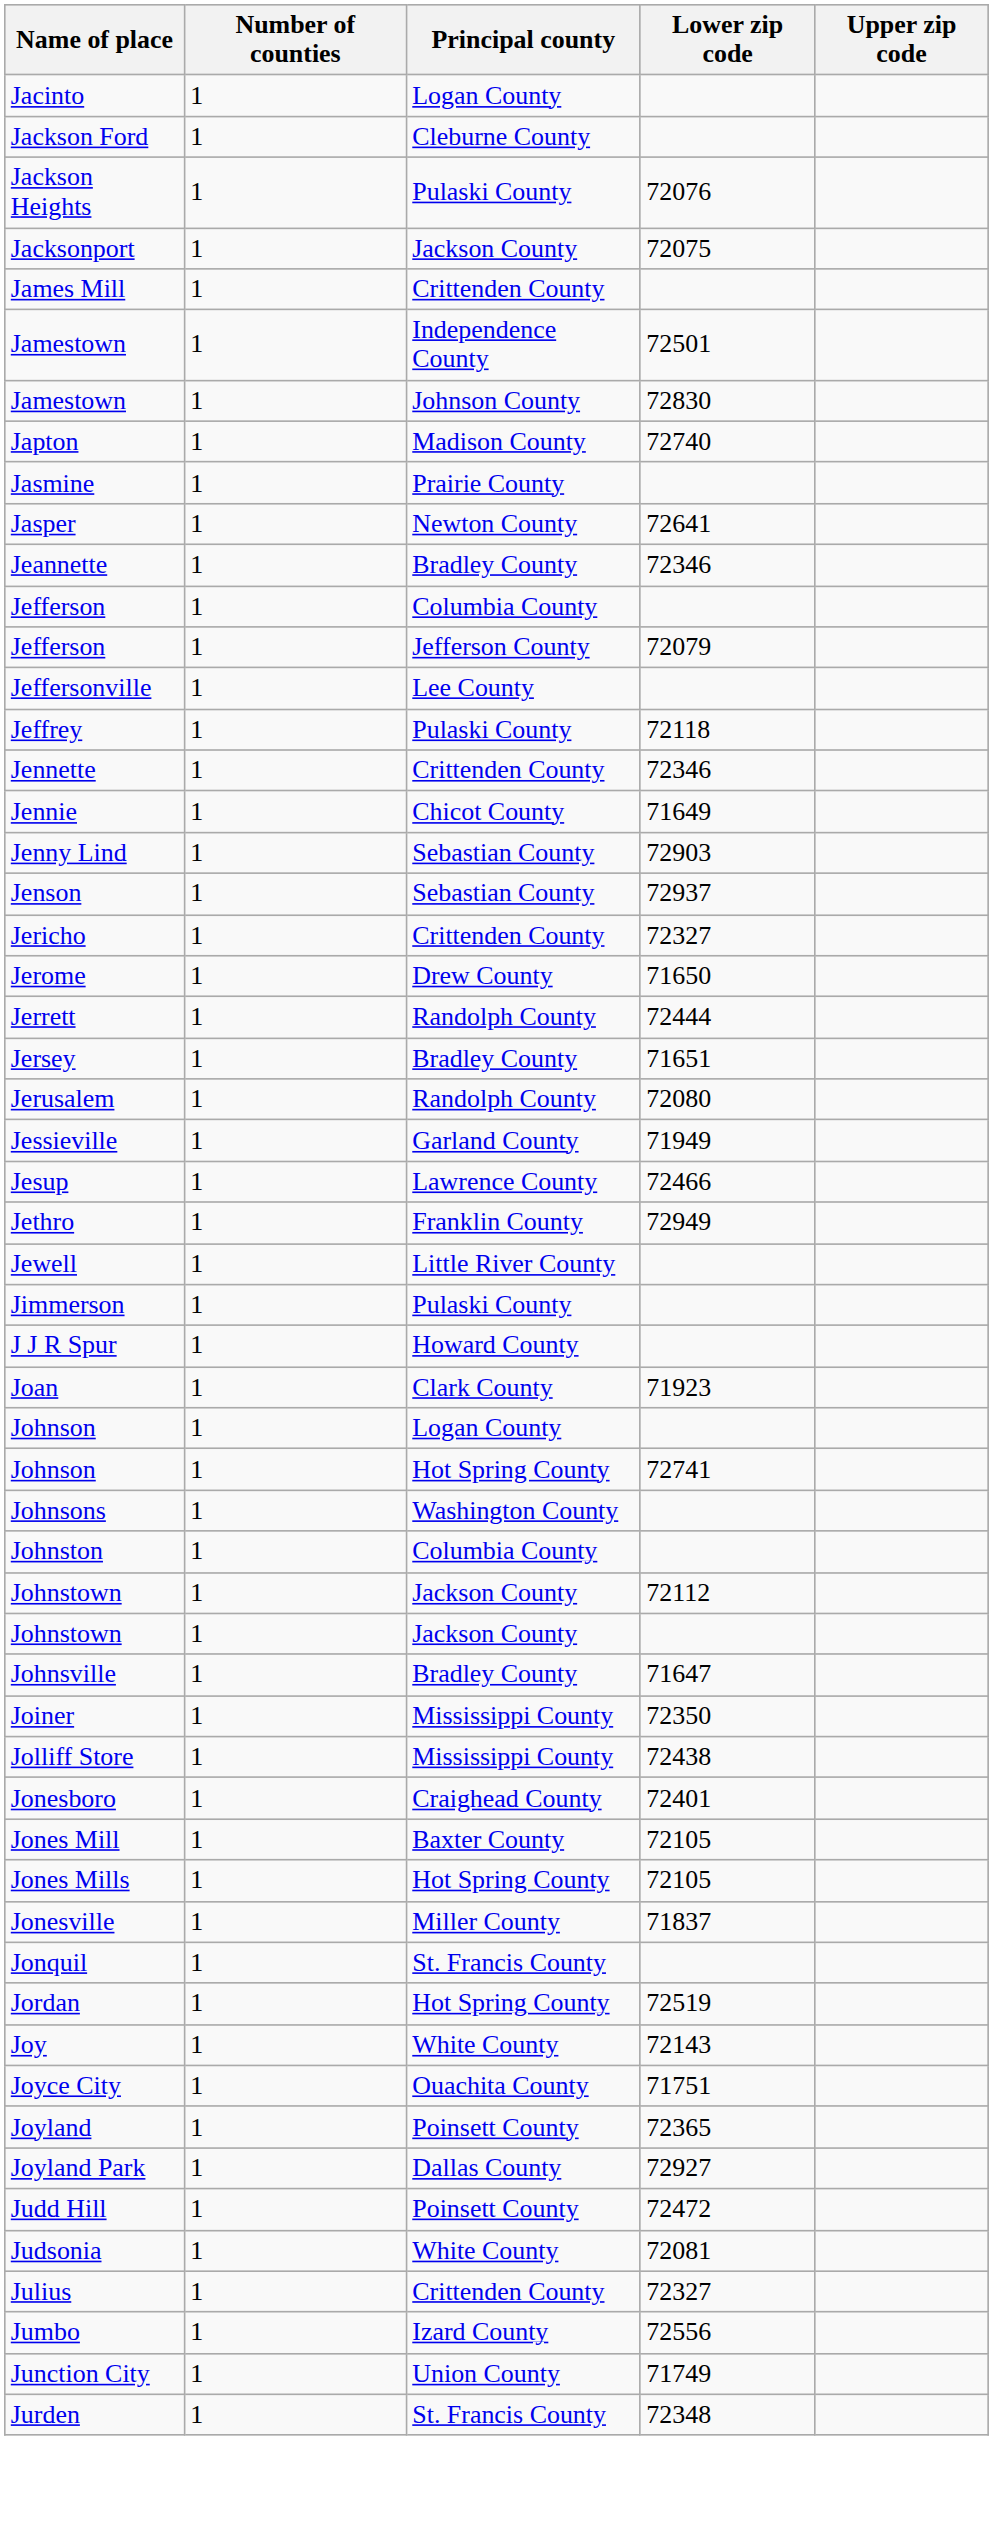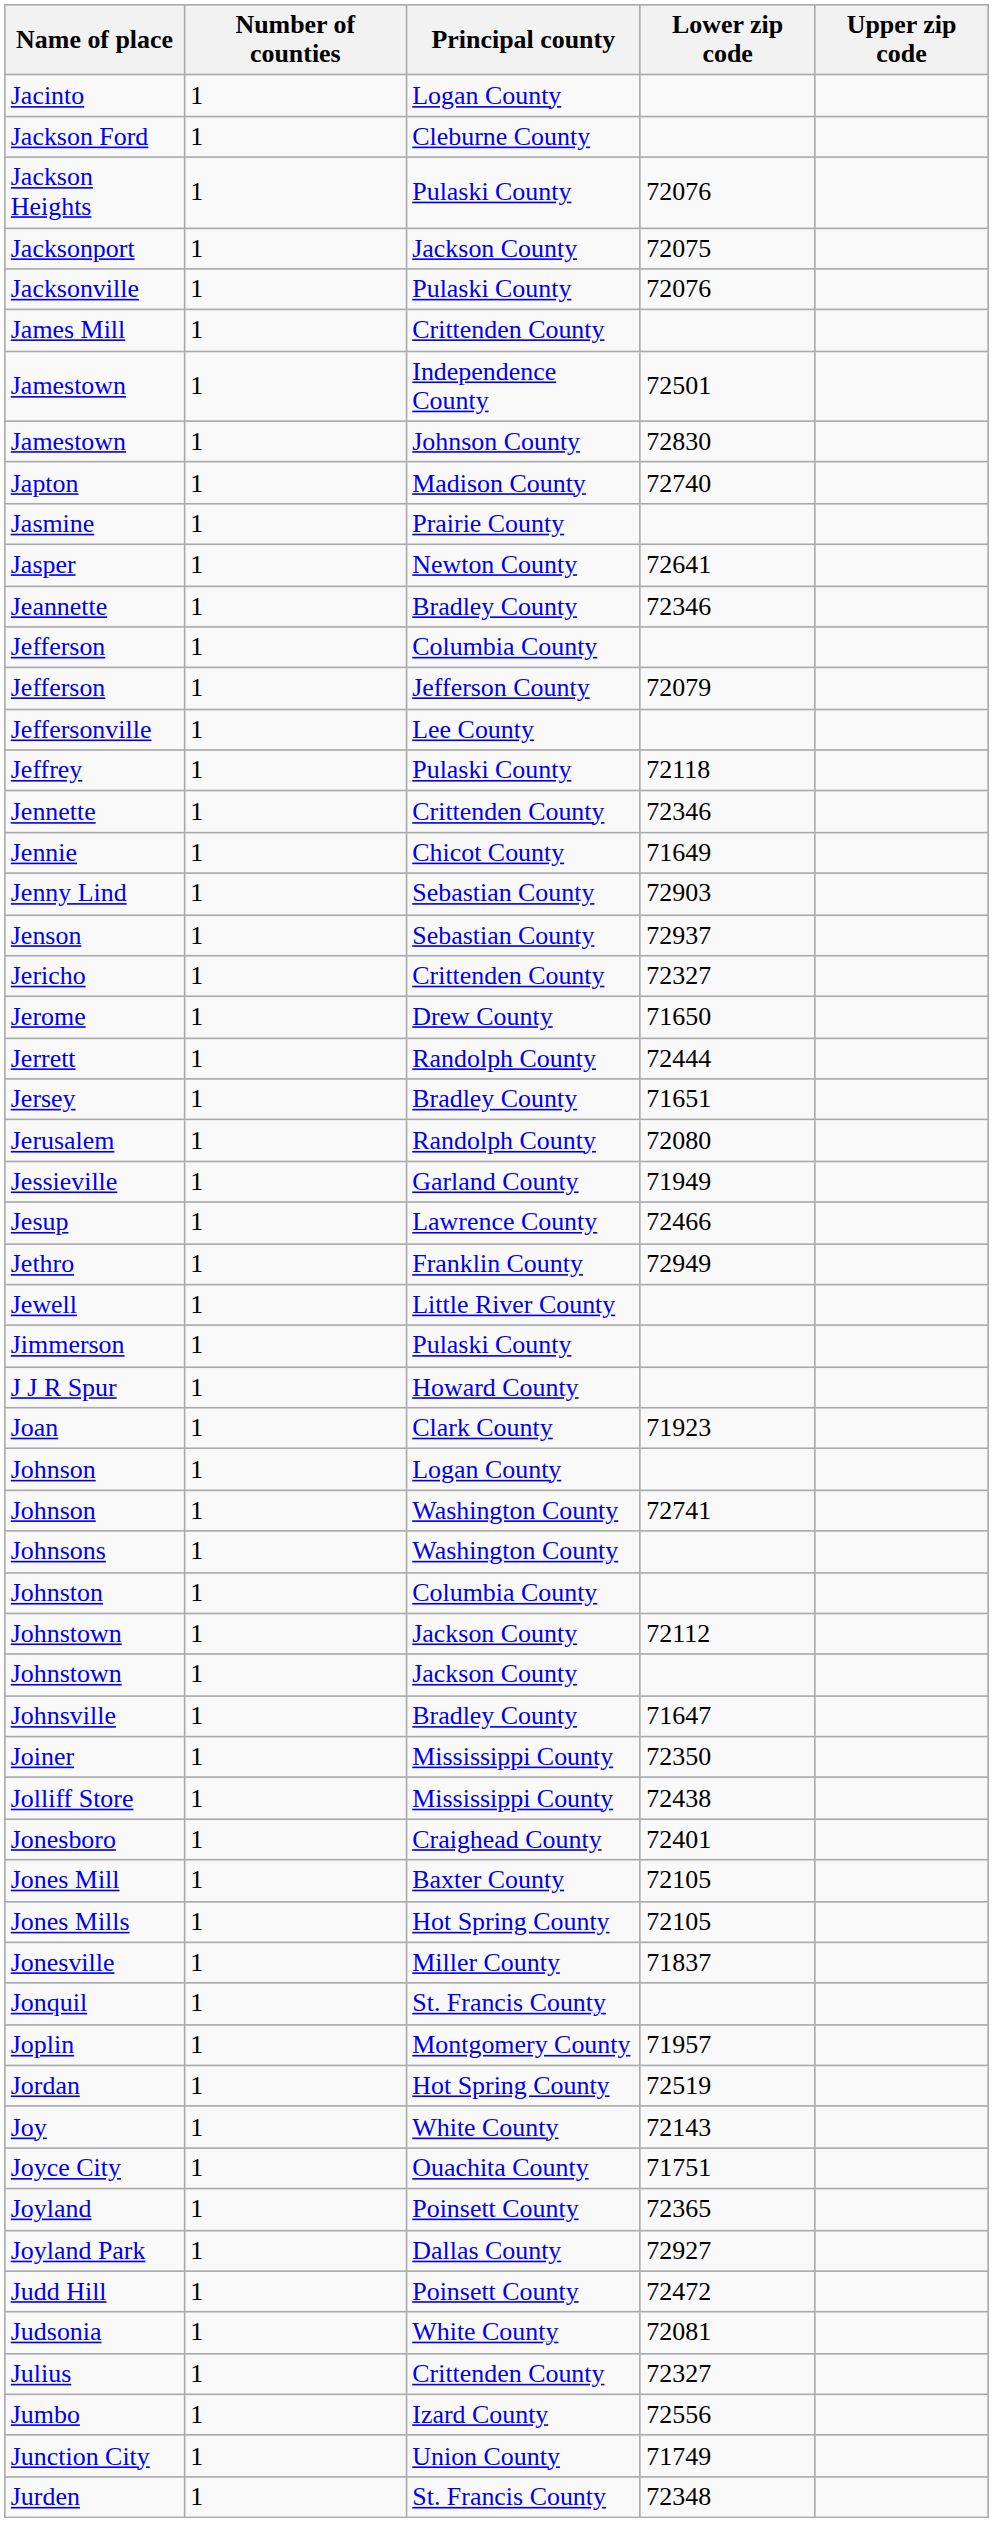+ row: (75, 288)
(511, 1469) Hot Spring County -> (515, 1510) Washington County
+ row: (42, 2044)
